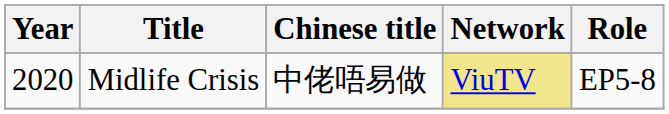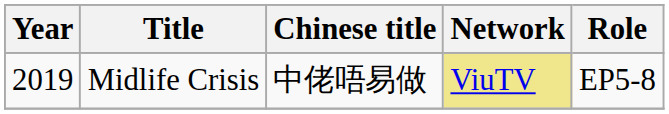(43, 80) 2020 -> (43, 80) 2019
